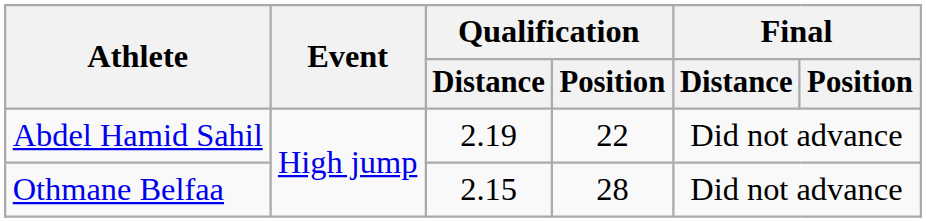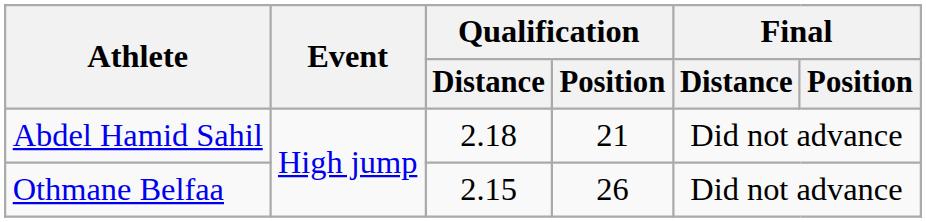(489, 135) 2.19 -> (489, 135) 2.18
(612, 135) 22 -> (612, 135) 21
(612, 189) 28 -> (612, 189) 26
